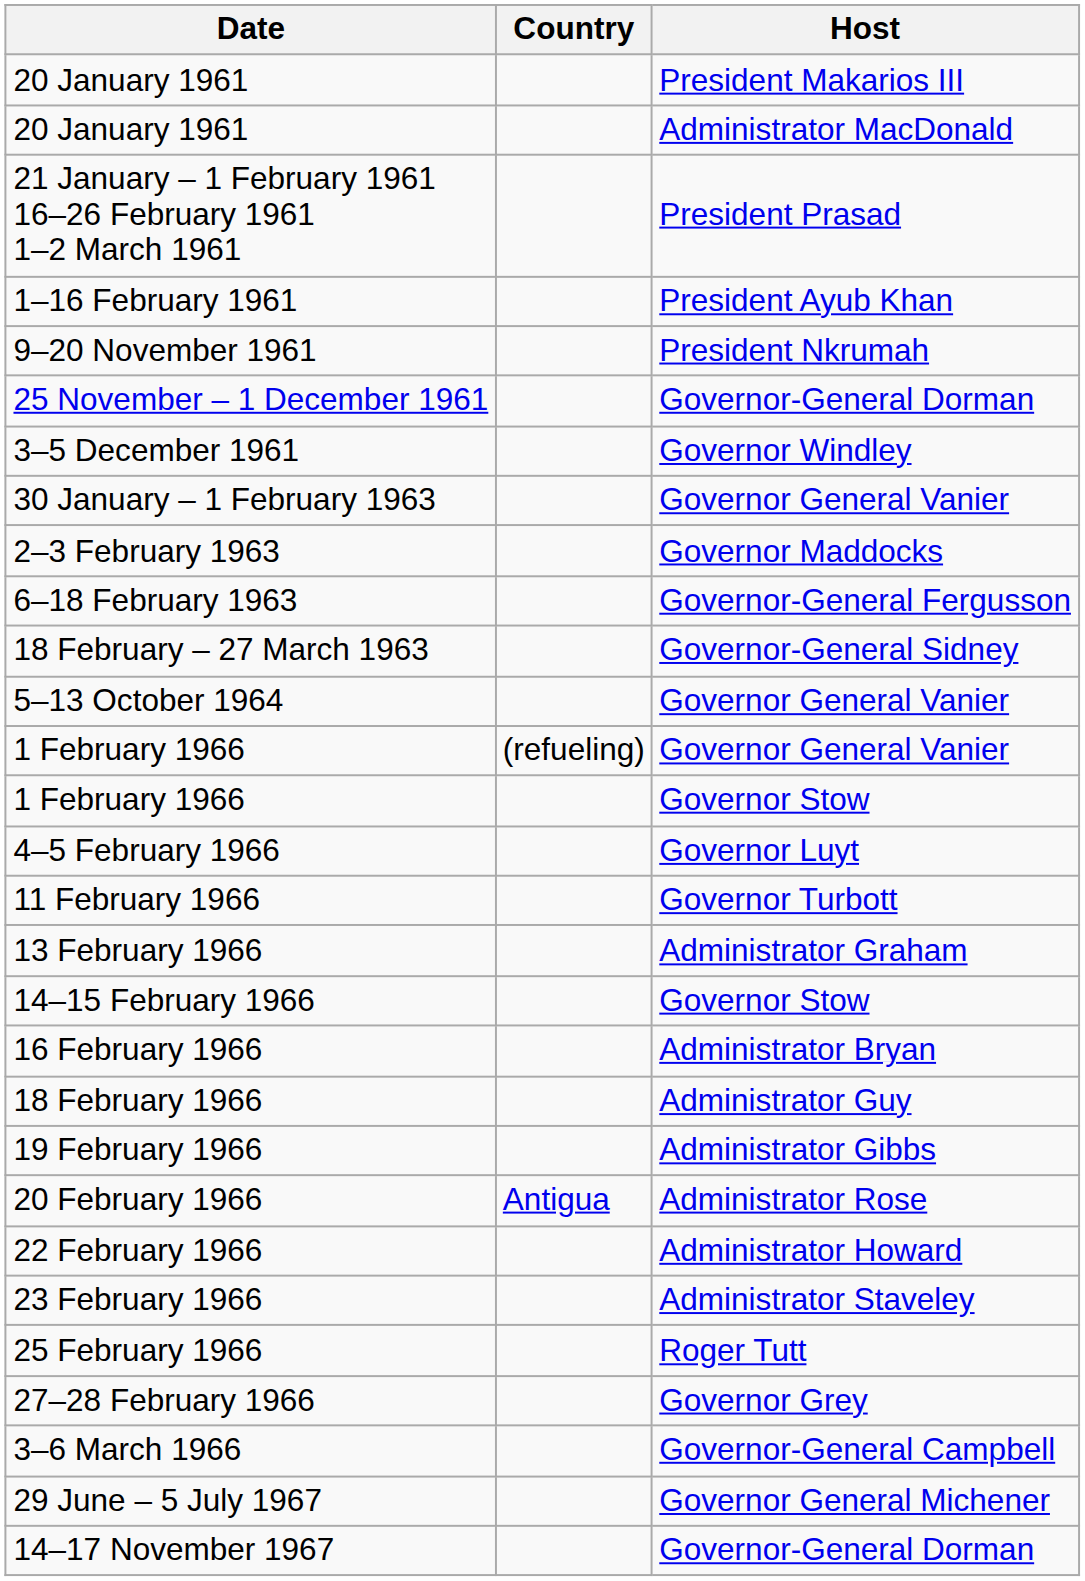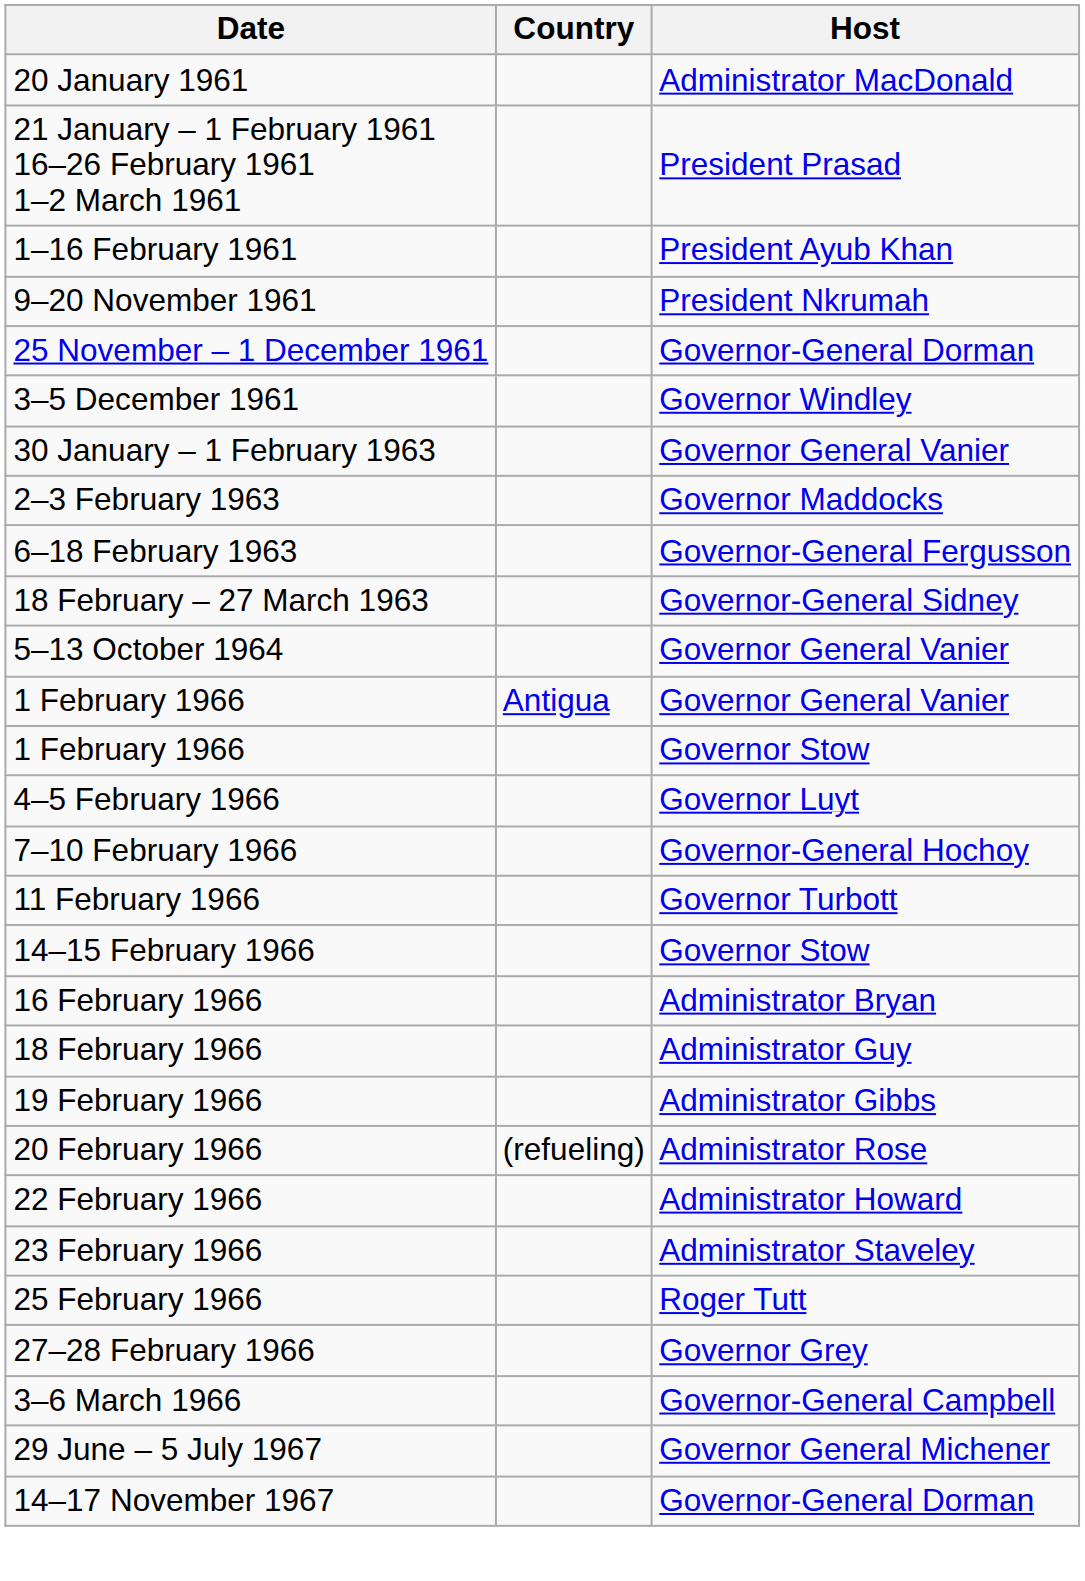- row: (131, 79)
(574, 750) (refueling) -> (556, 700) Antigua
+ row: (155, 850)
- row: (138, 950)
(556, 1200) Antigua -> (574, 1150) (refueling)
